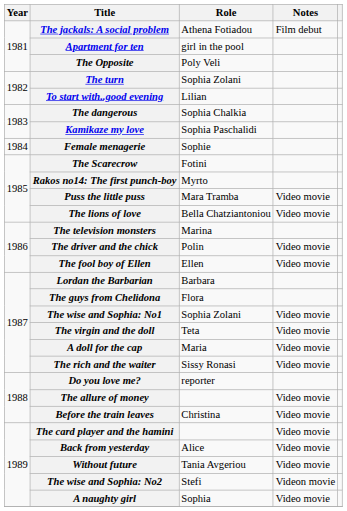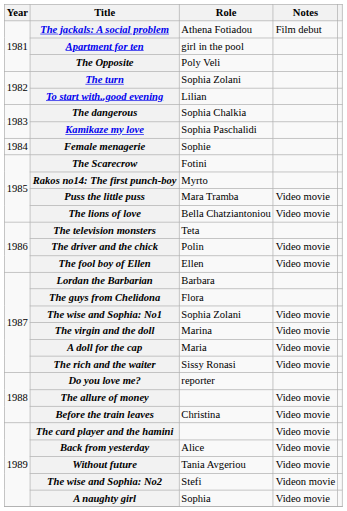(197, 230) Marina -> (190, 230) Teta
(190, 331) Teta -> (197, 331) Marina
